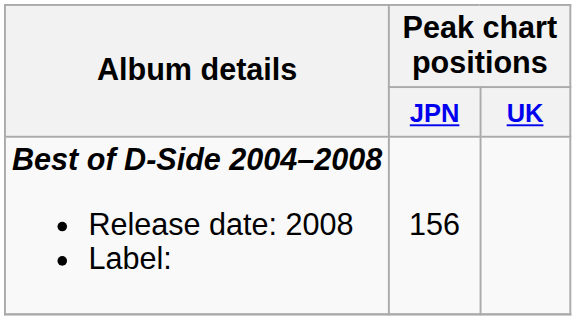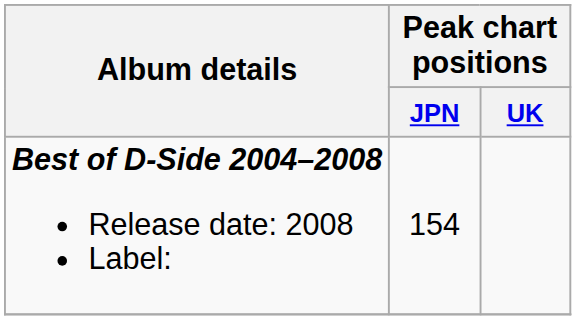(435, 224) 156 -> (435, 224) 154
